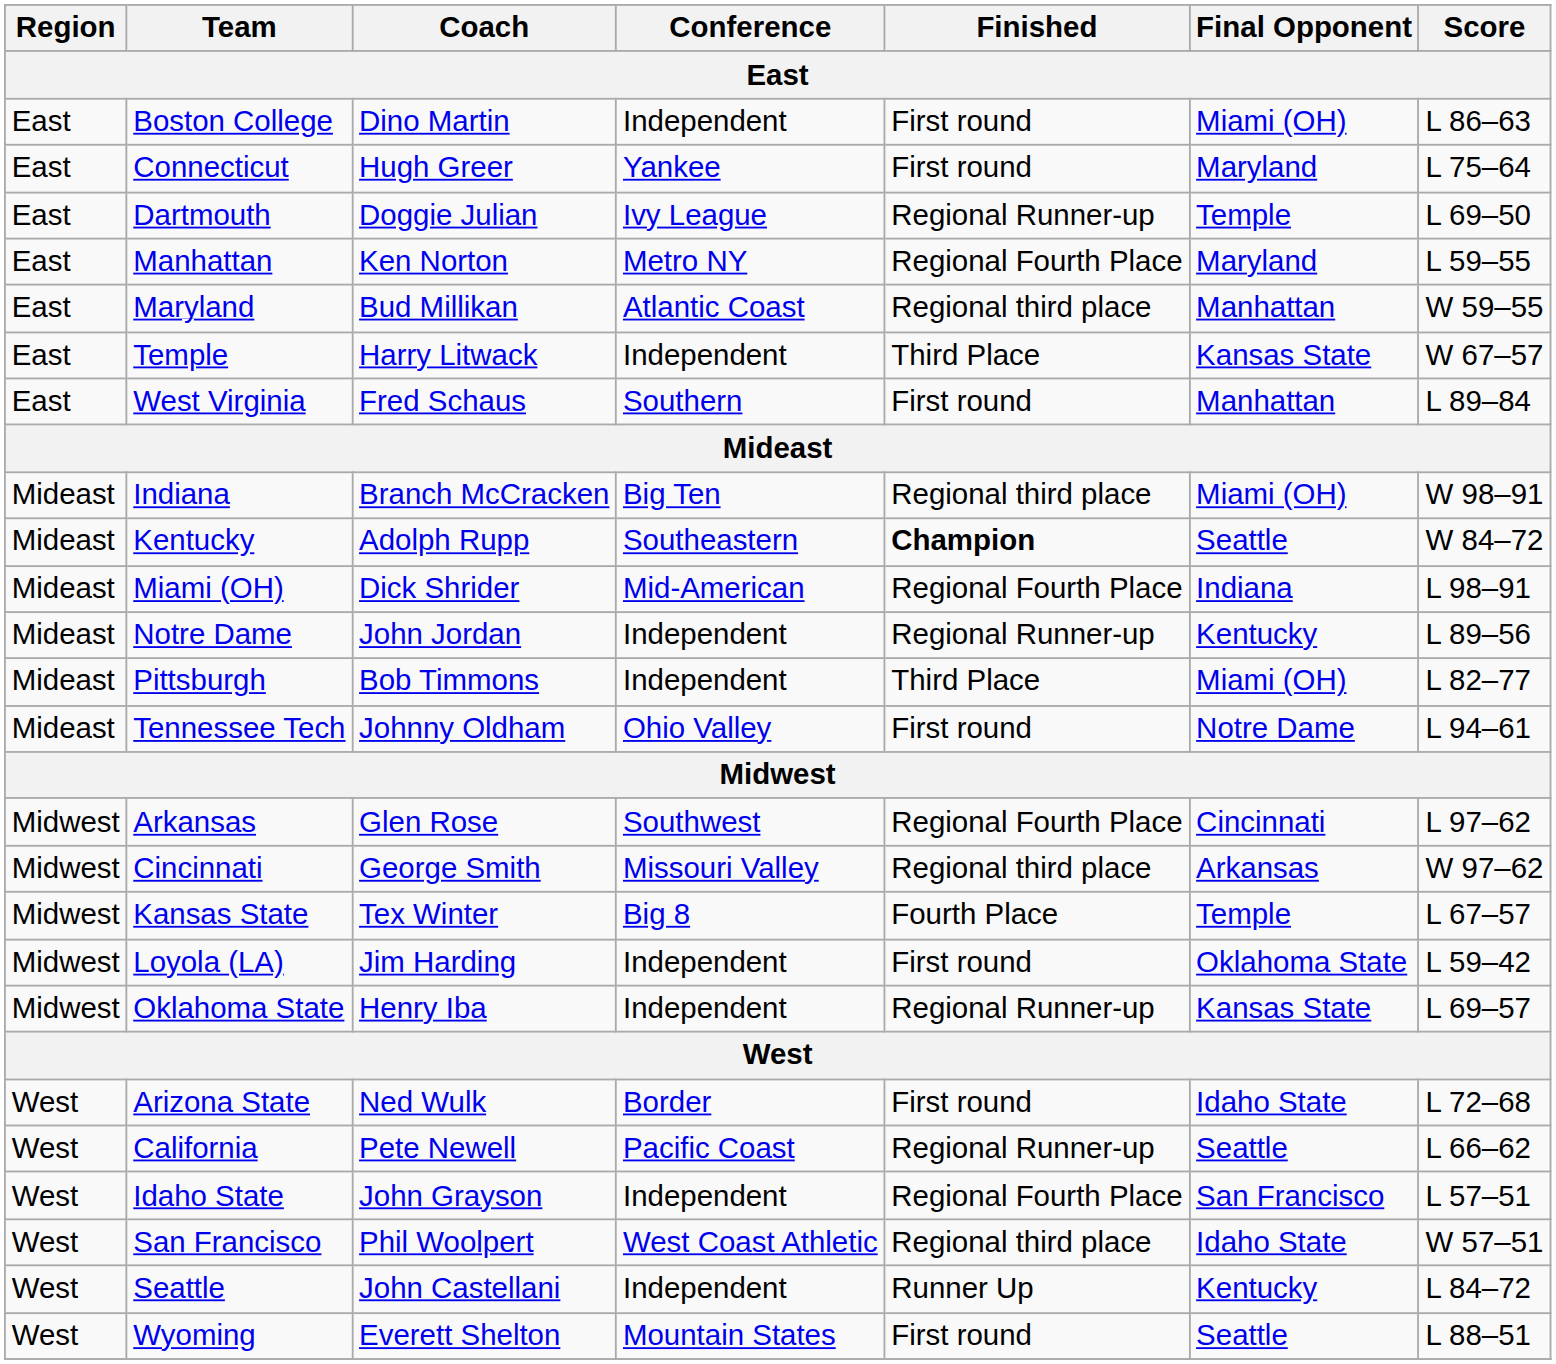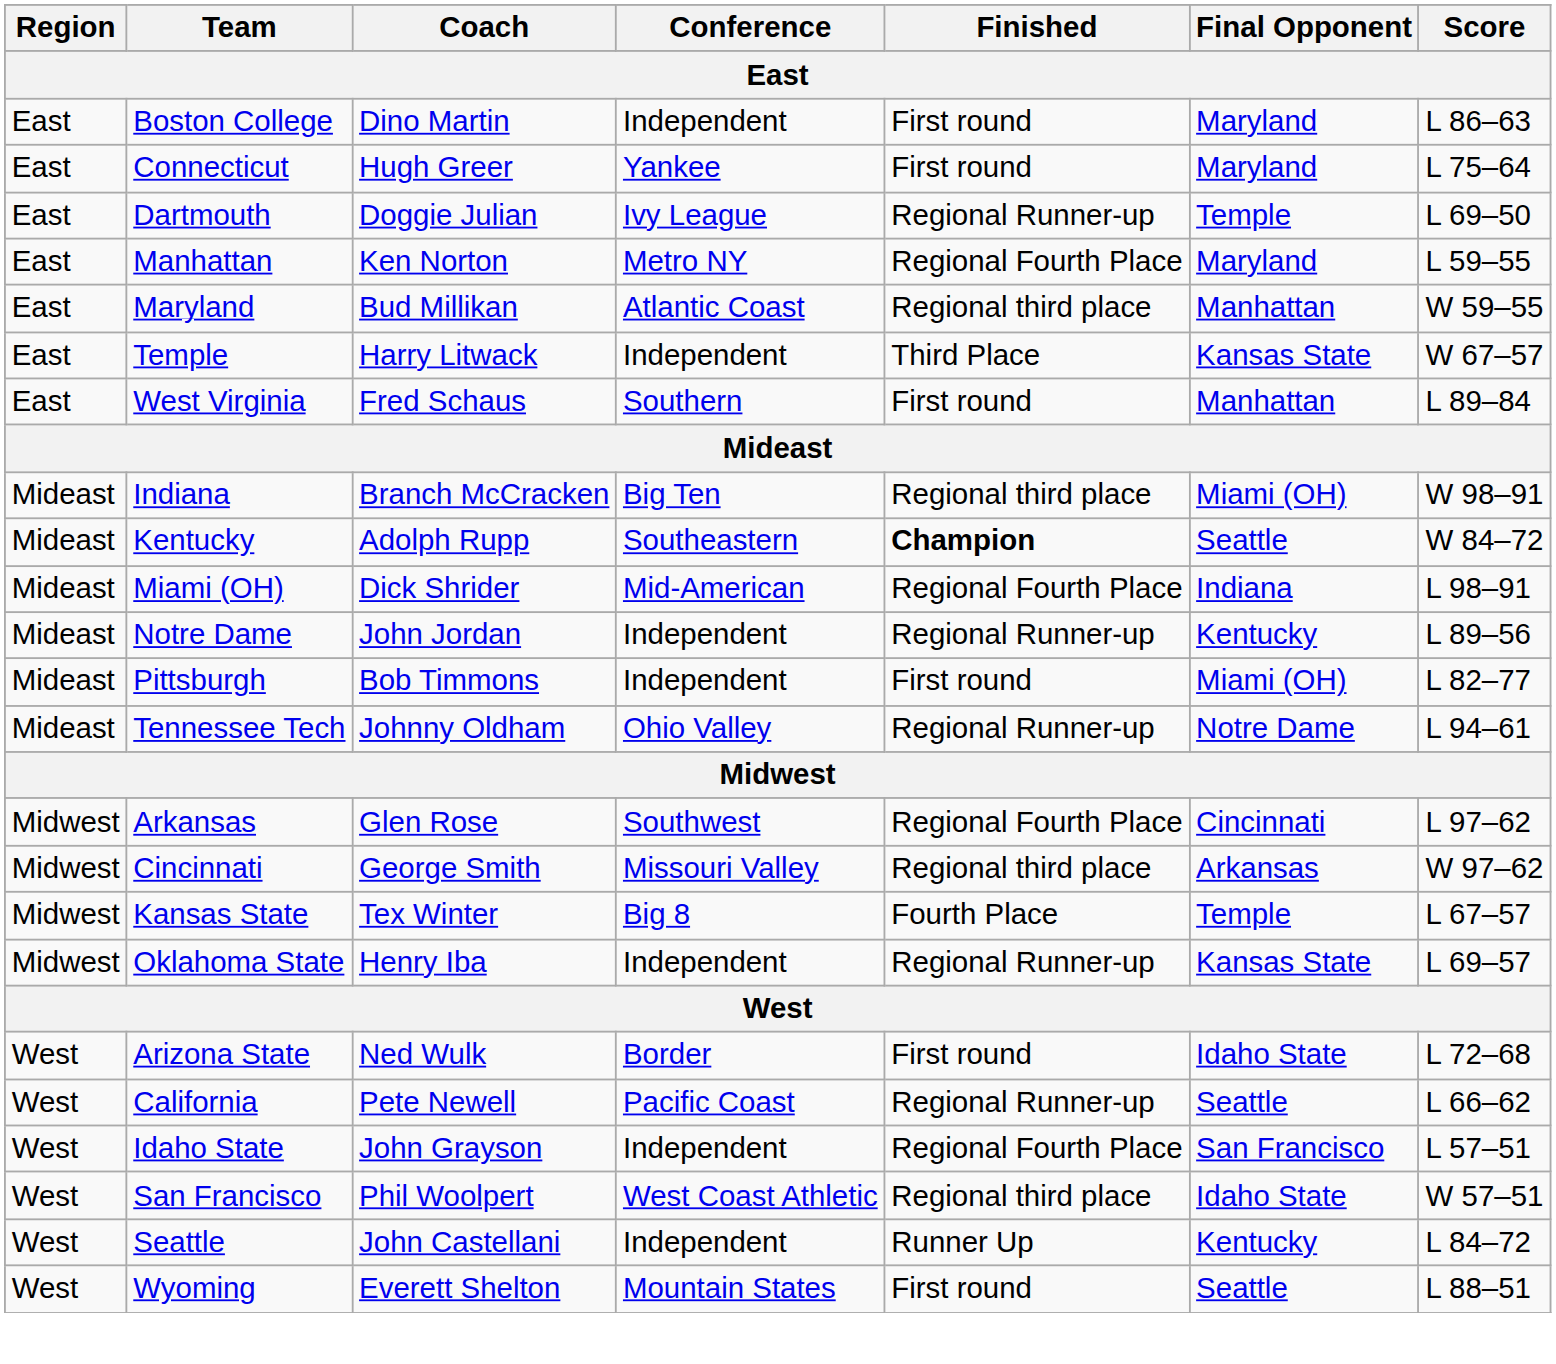(1271, 121) Miami (OH) -> (1257, 121) Maryland
(966, 681) Third Place -> (962, 681) First round
(962, 728) First round -> (1023, 728) Regional Runner-up
- row: (209, 961)
